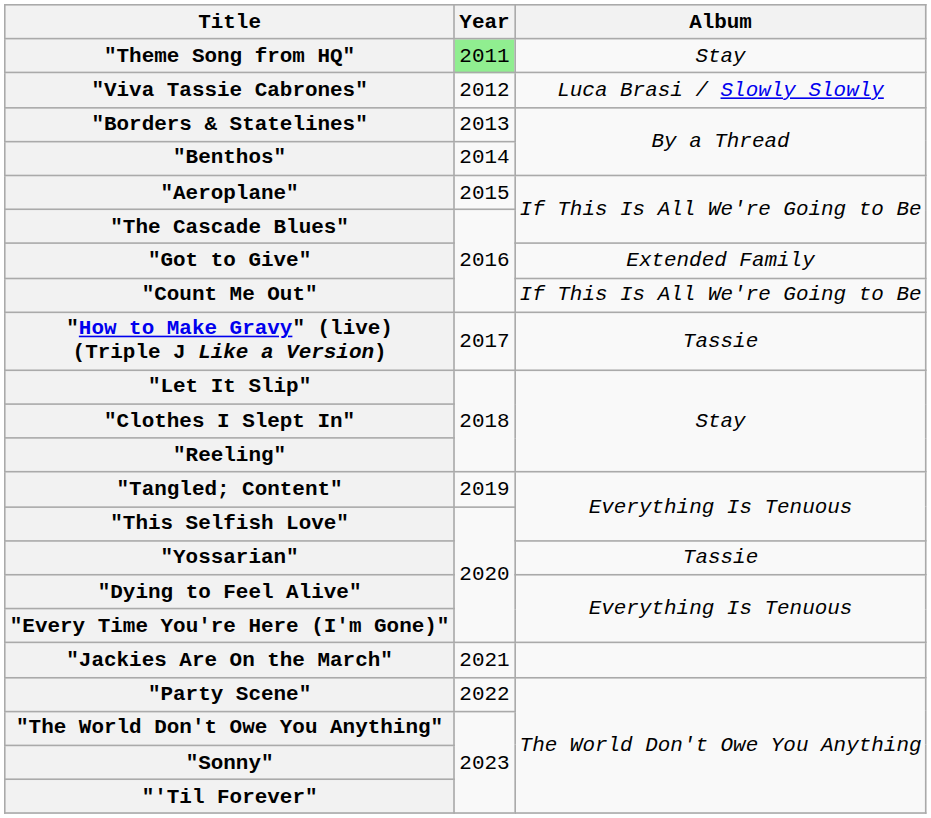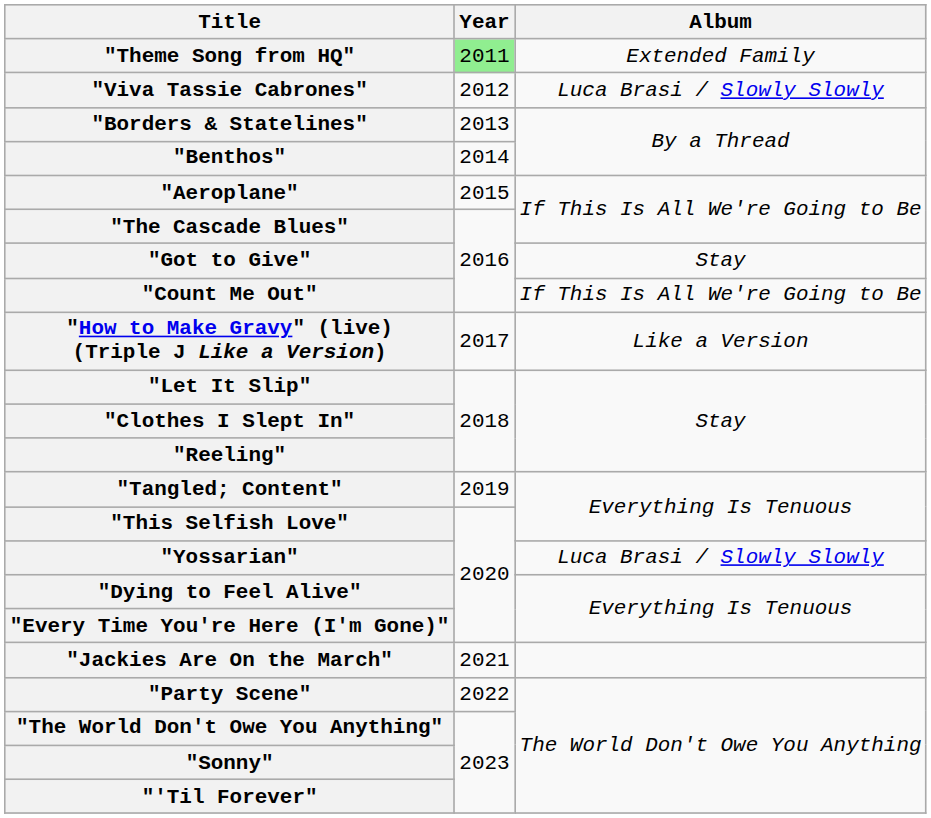(721, 56) Stay -> (721, 56) Extended Family
(721, 261) Extended Family -> (721, 261) Stay
(721, 341) Tassie -> (721, 341) Like a Version
(721, 558) Tassie -> (721, 558) Luca Brasi / Slowly Slowly
